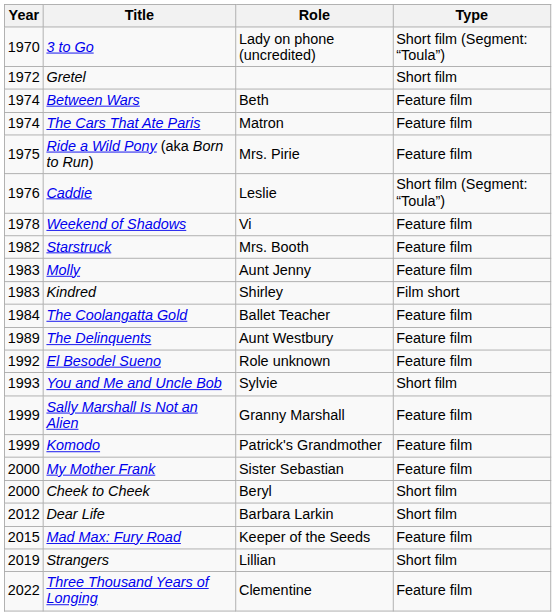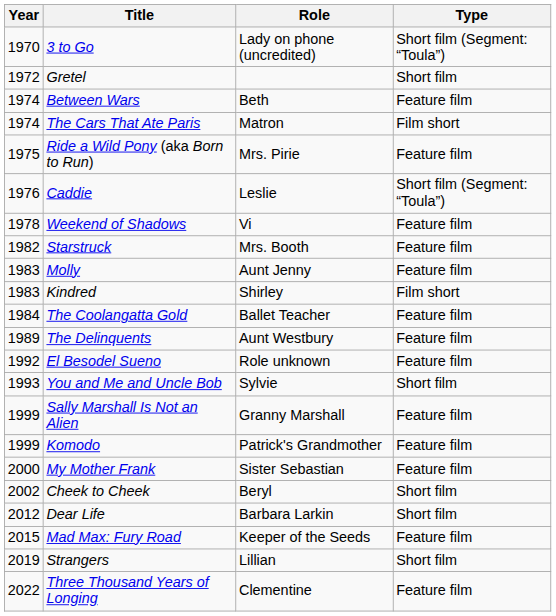(434, 123) Feature film -> (428, 123) Film short
(24, 491) 2000 -> (24, 491) 2002
